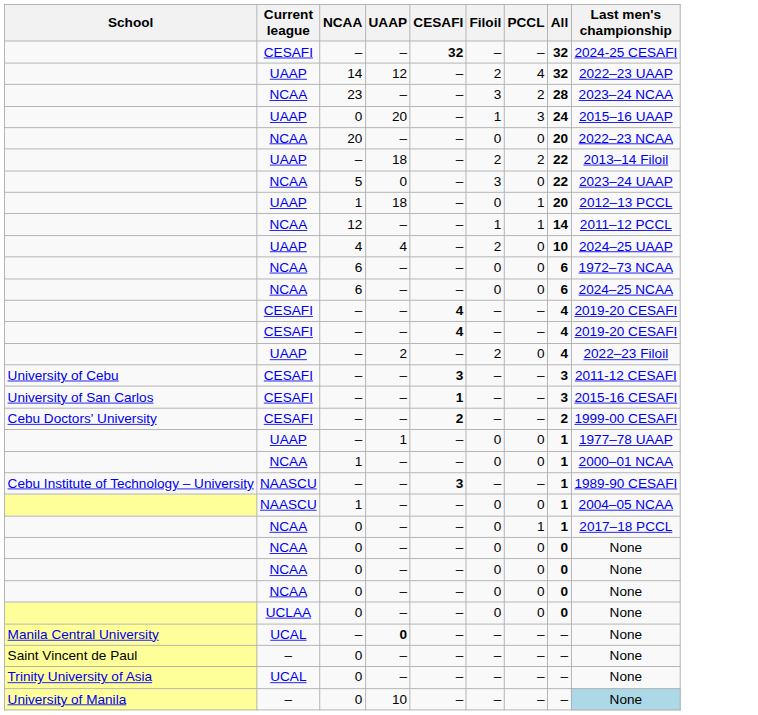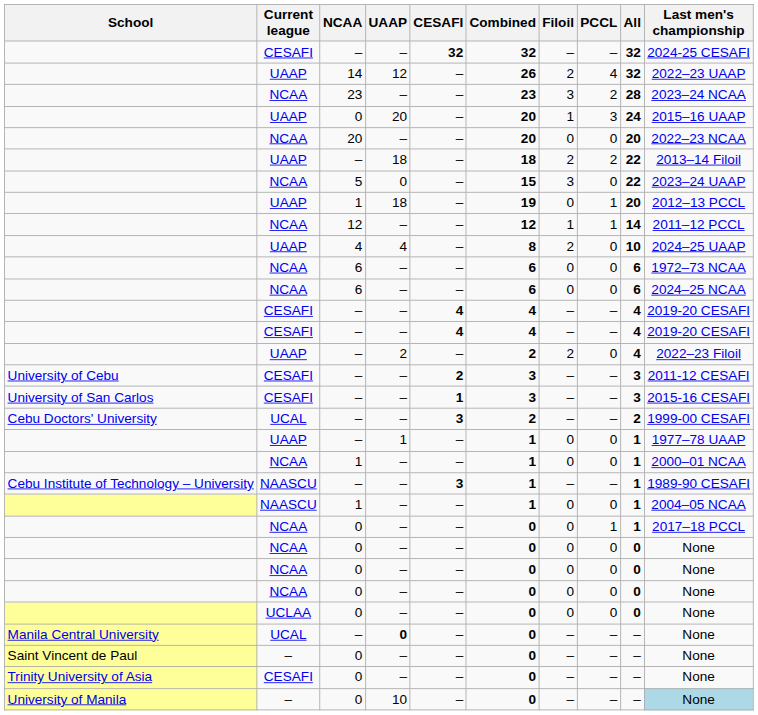+ column: (503, 22)
(459, 375) 3 -> (459, 375) 2
(288, 418) CESAFI -> (288, 418) UCAL
(459, 418) 2 -> (459, 418) 3
(288, 677) UCAL -> (288, 677) CESAFI
